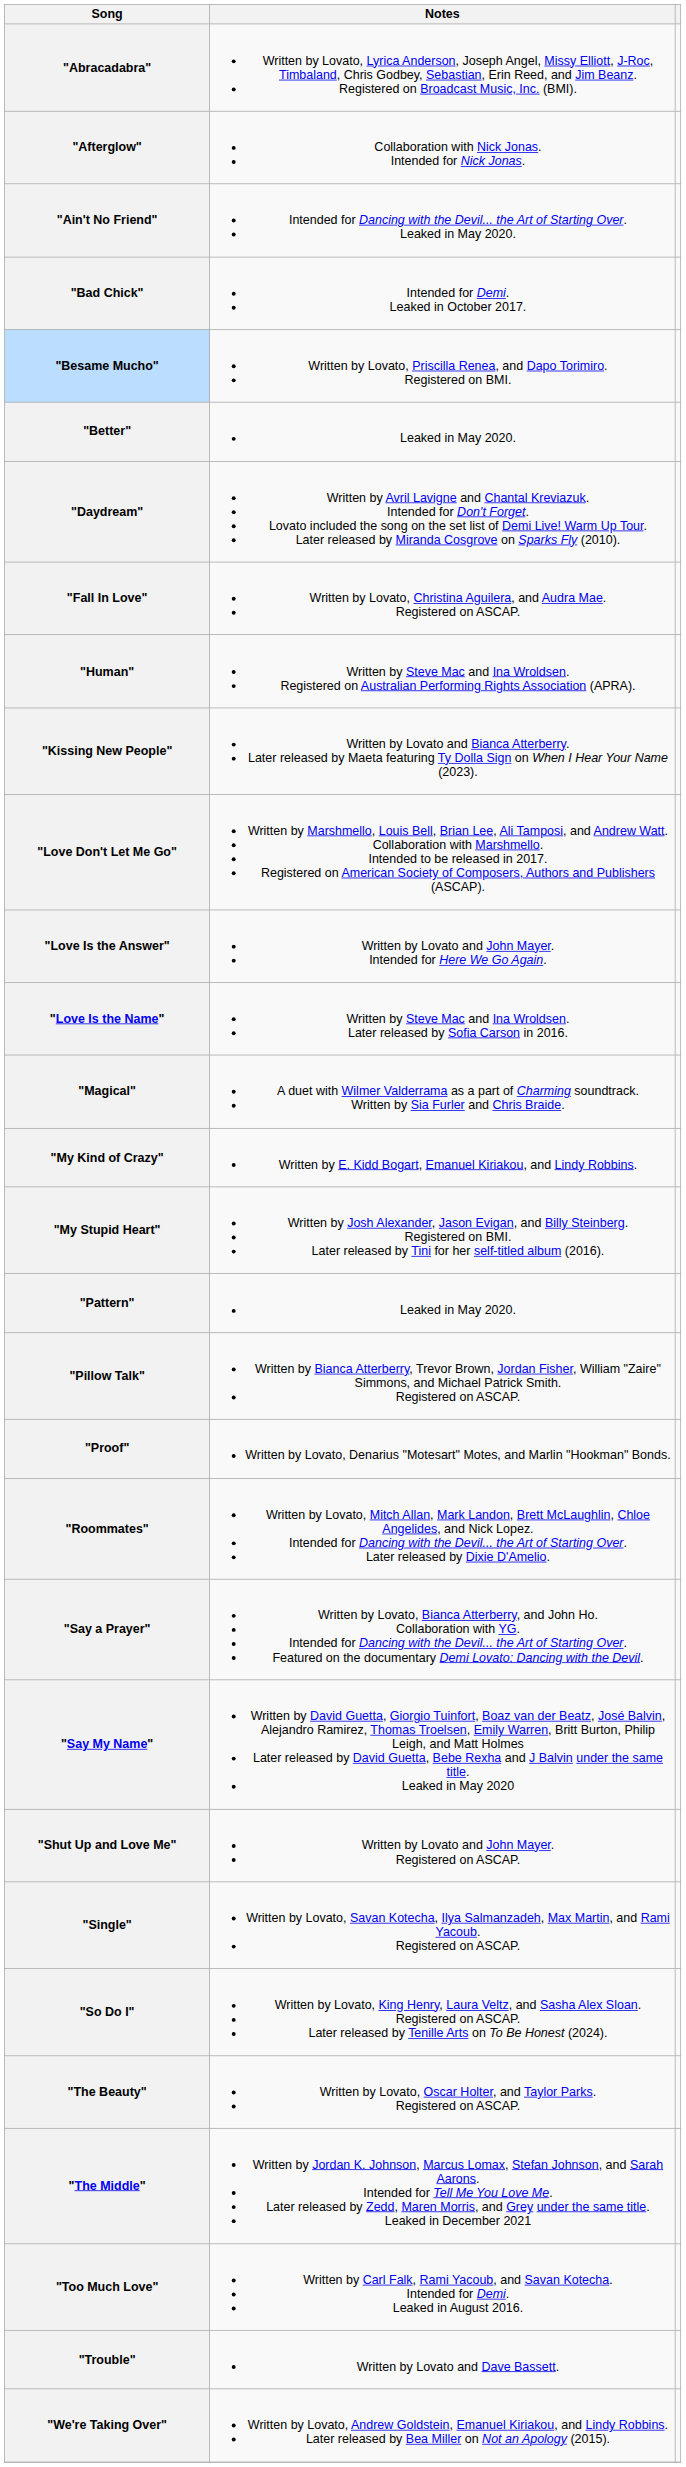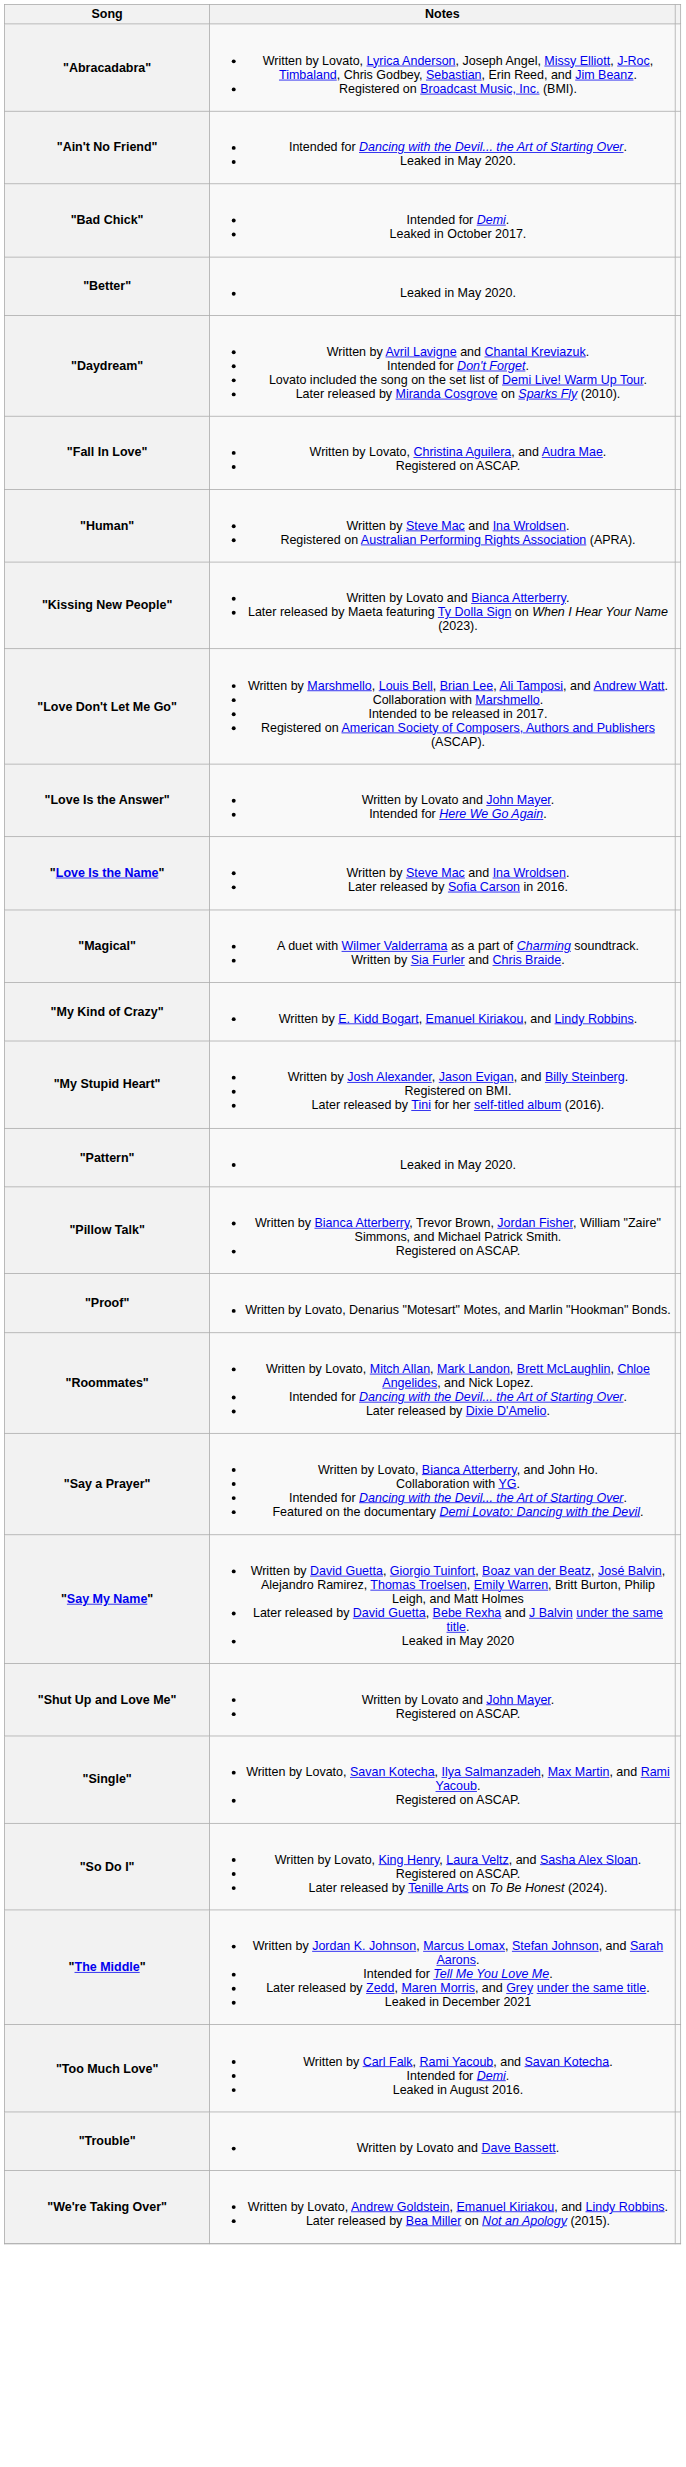- row: (107, 147)
- row: (107, 366)
- row: (107, 2092)
